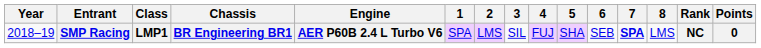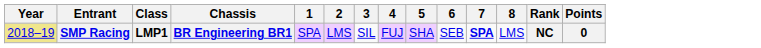- column: (370, 14)
(31, 33) no background -> (31, 33) khaki background
